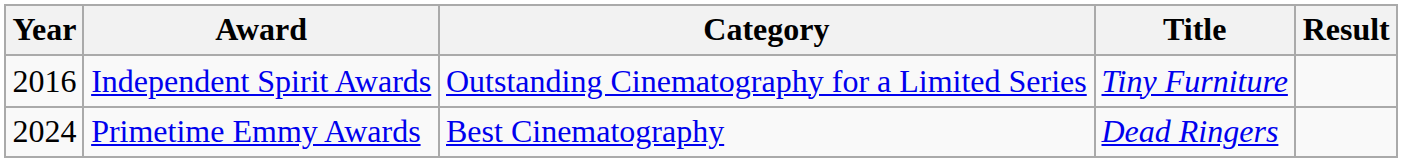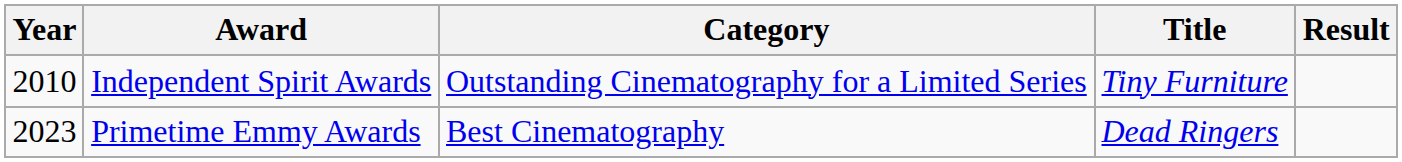(44, 80) 2016 -> (44, 80) 2010
(44, 131) 2024 -> (44, 131) 2023
